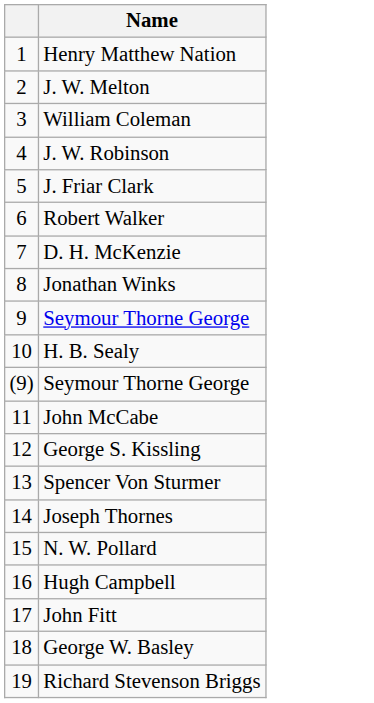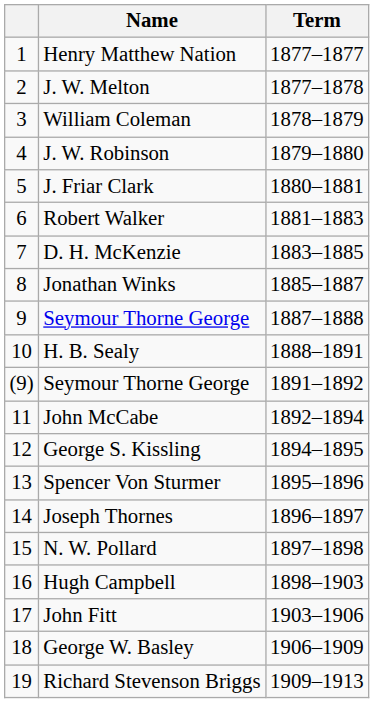+ column: (317, 20)
